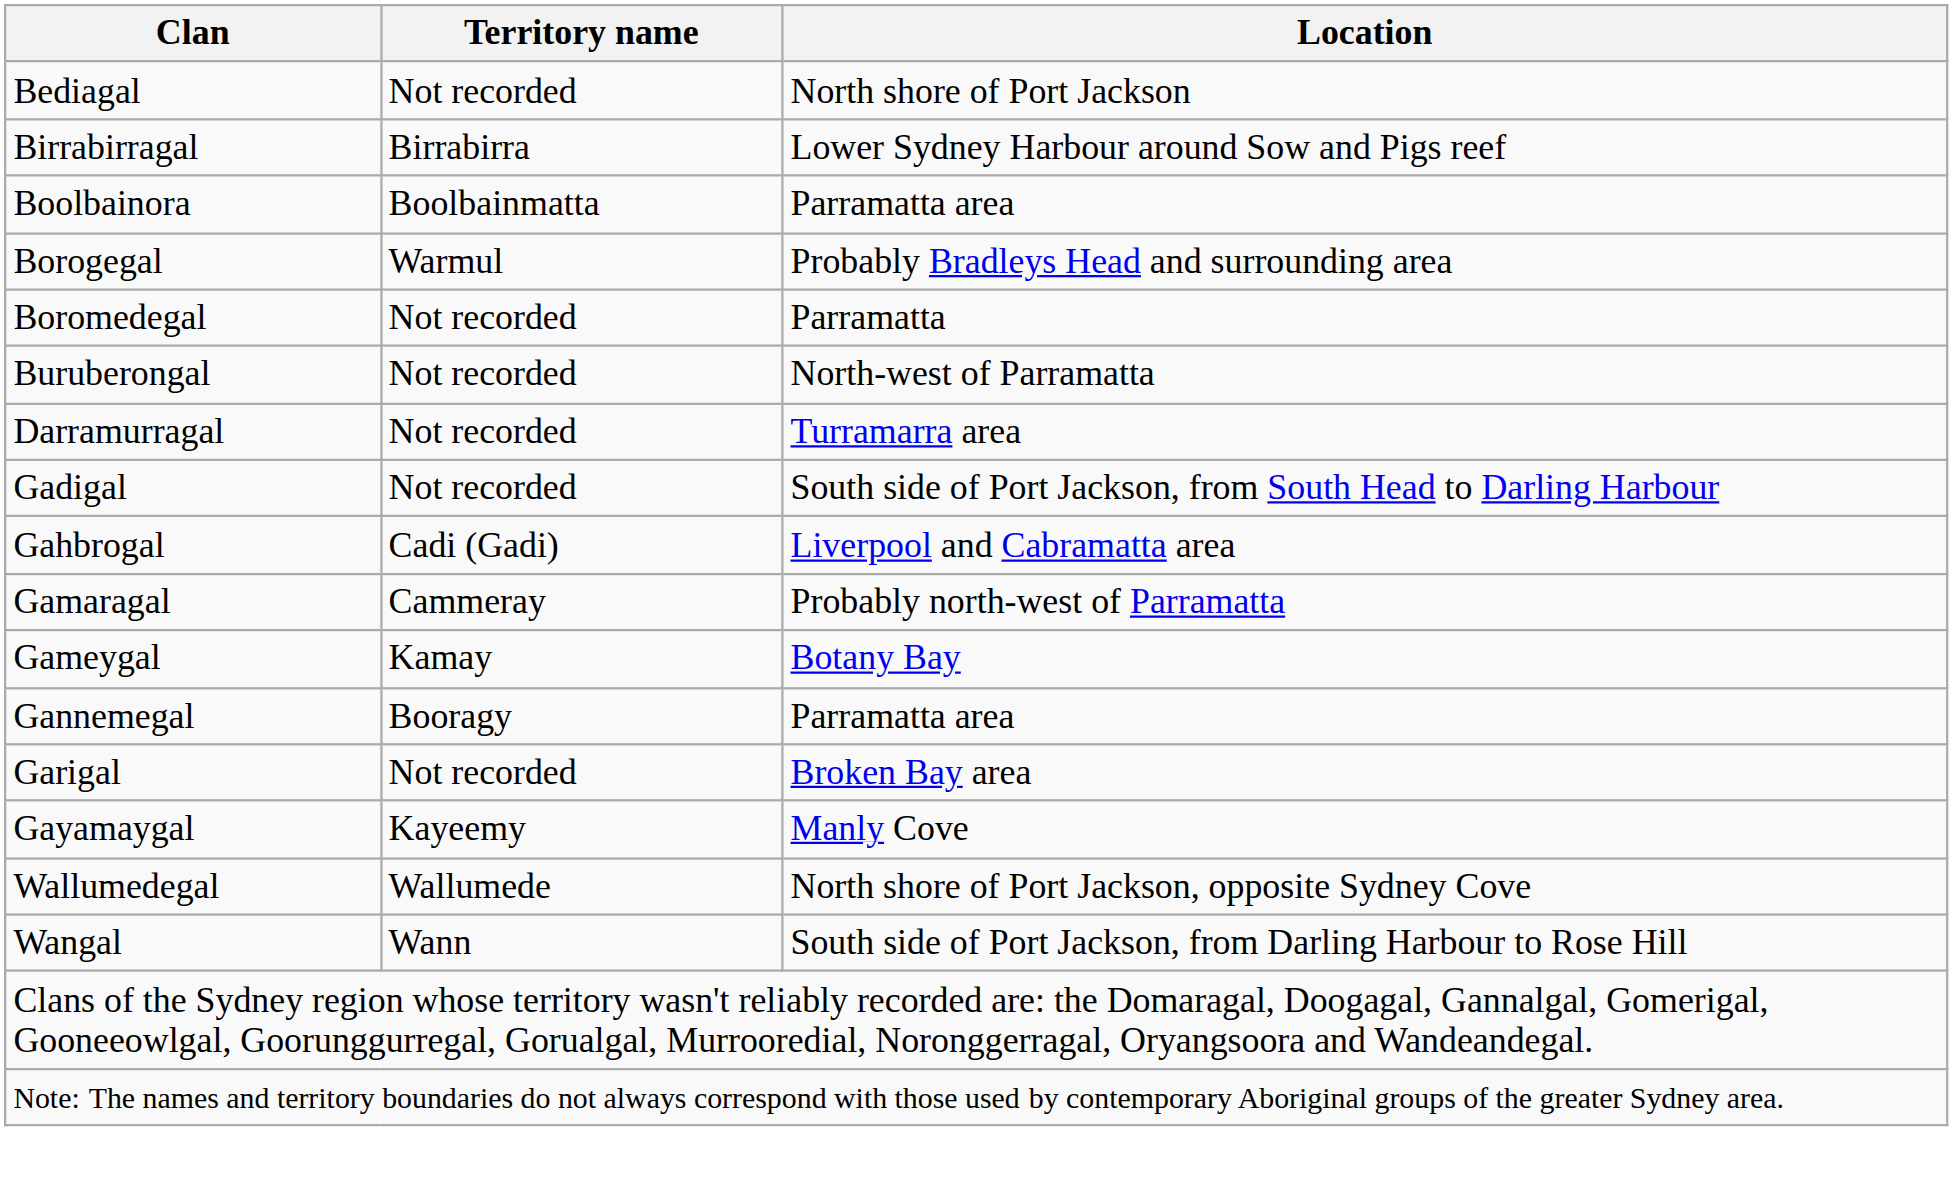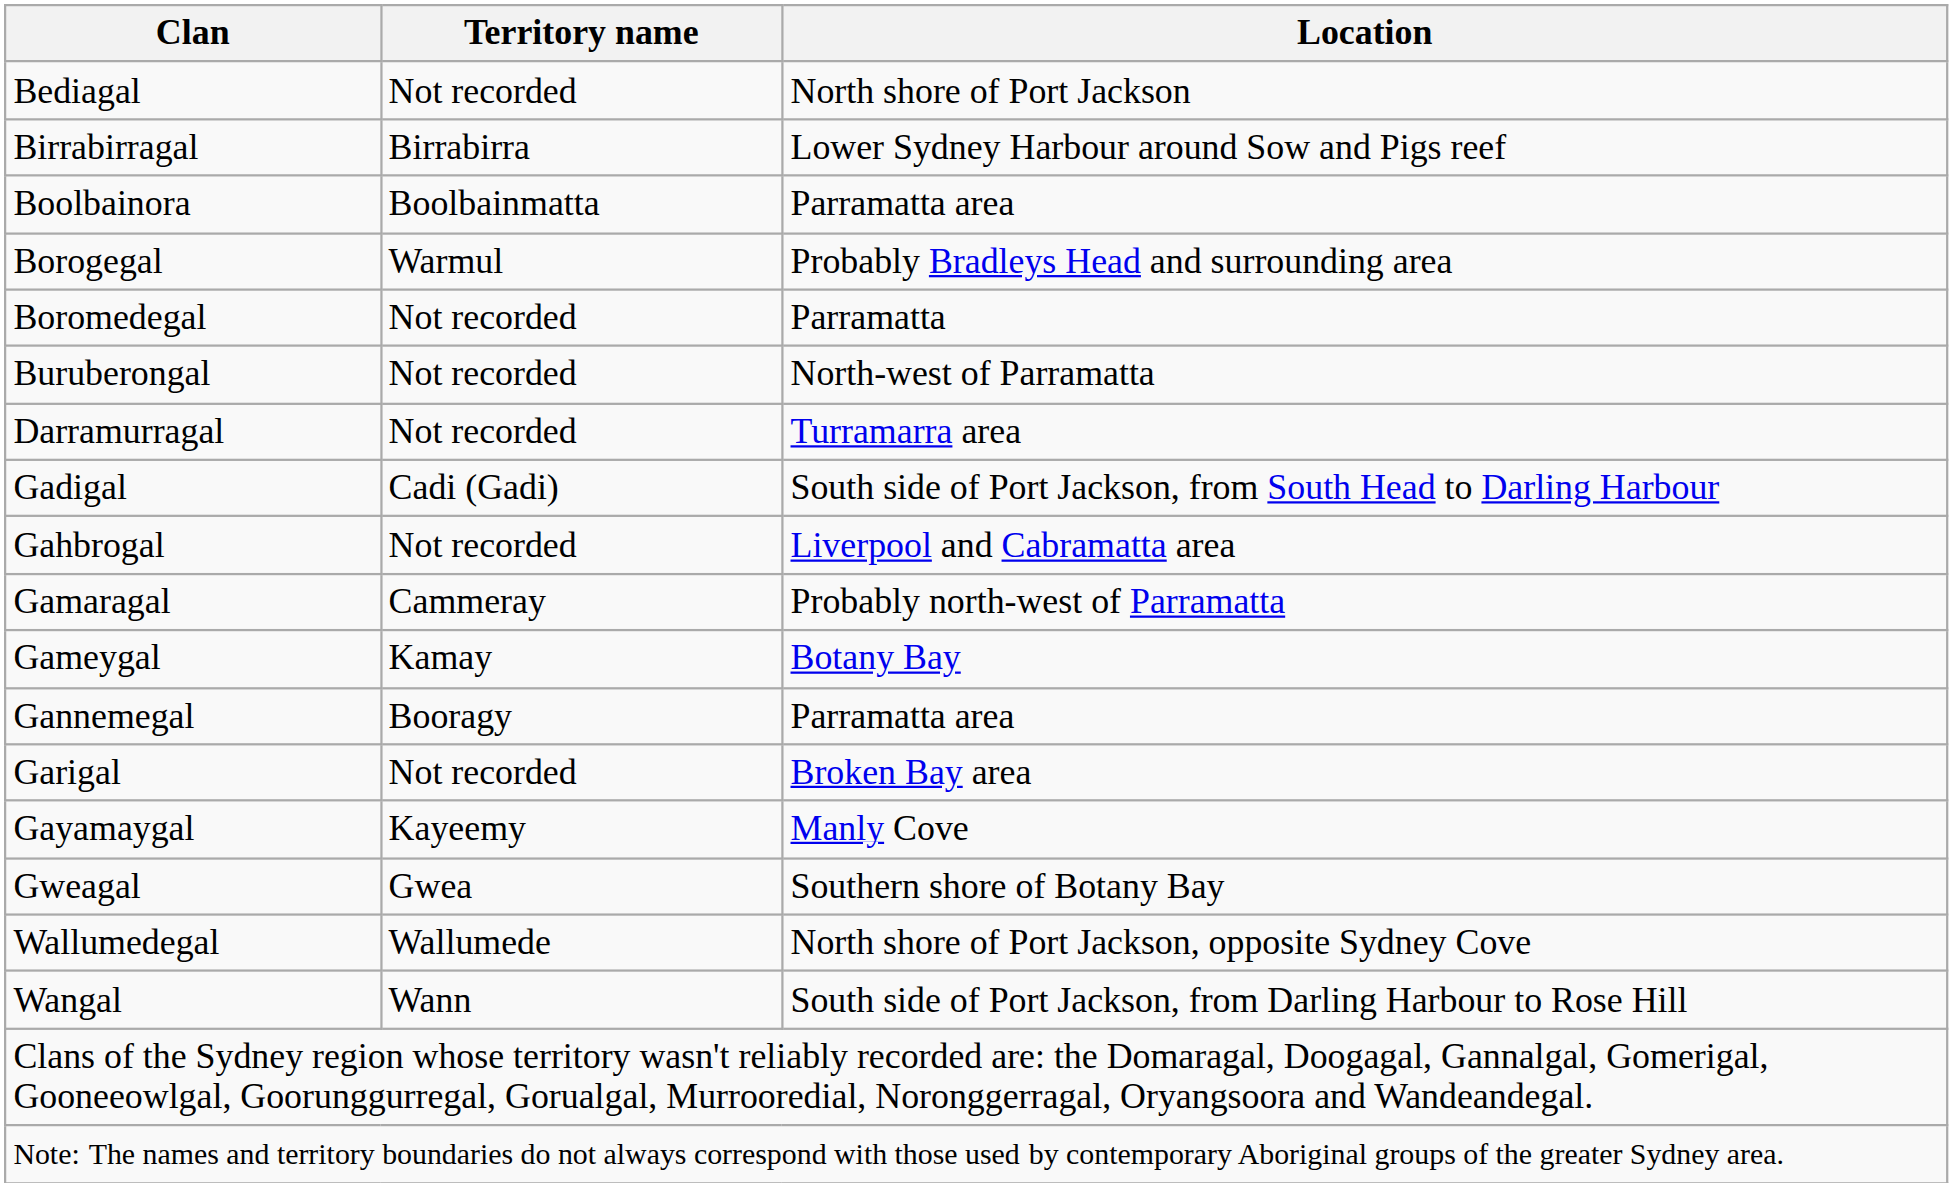(483, 487) Not recorded -> (474, 487) Cadi (Gadi)
(474, 544) Cadi (Gadi) -> (483, 544) Not recorded
+ row: (77, 885)
